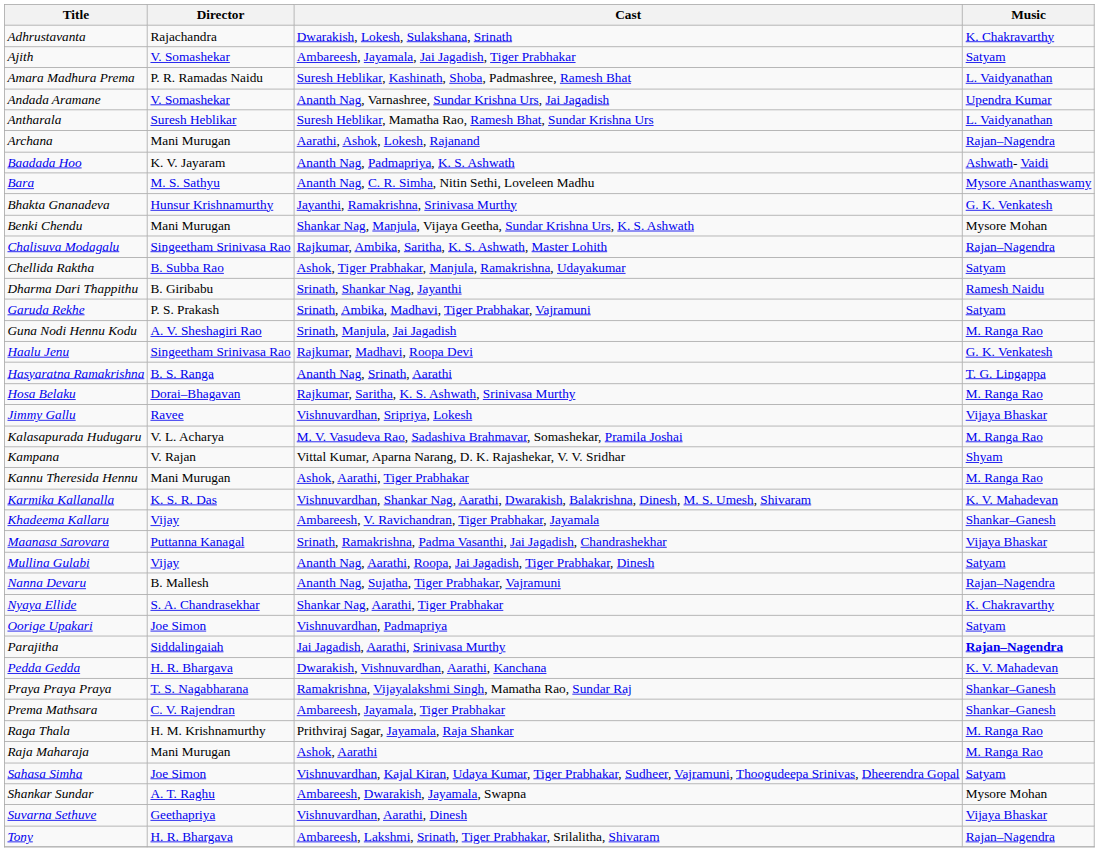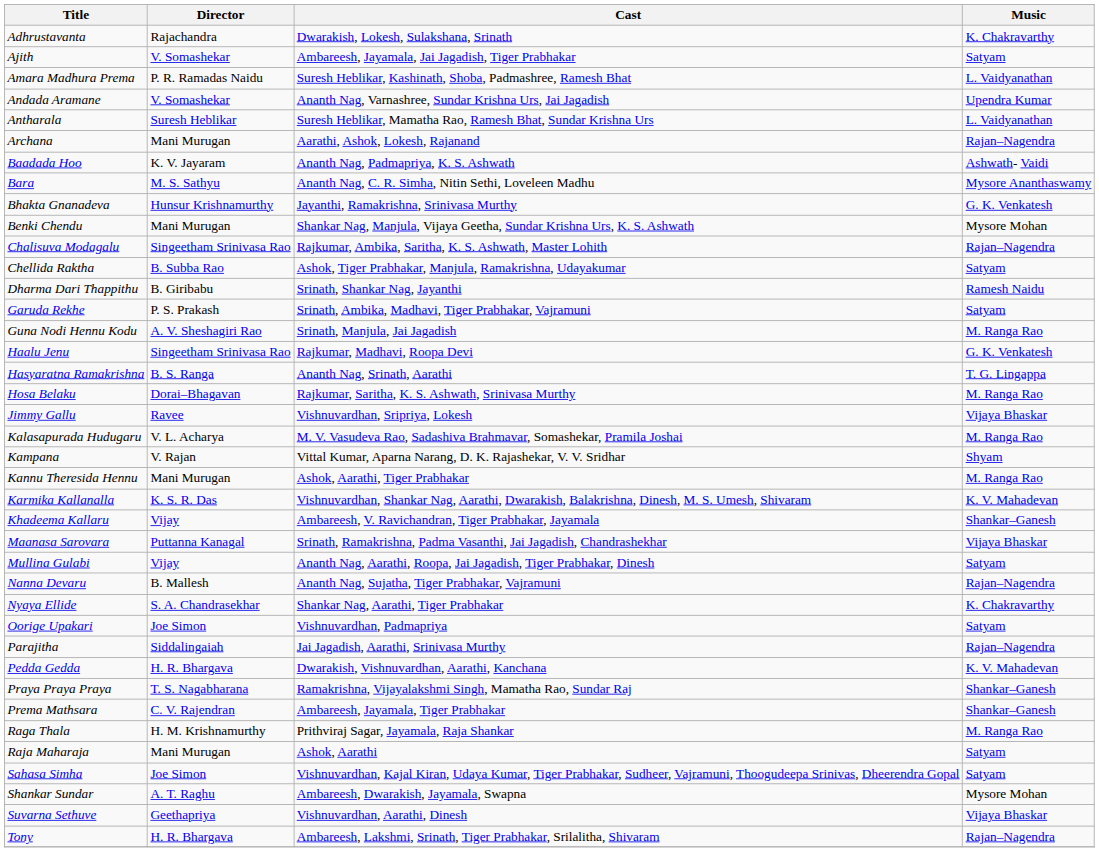(1014, 646) bold -> (1010, 646) normal
(1004, 752) M. Ranga Rao -> (986, 752) Satyam
